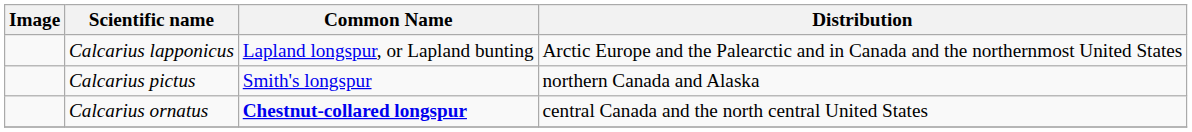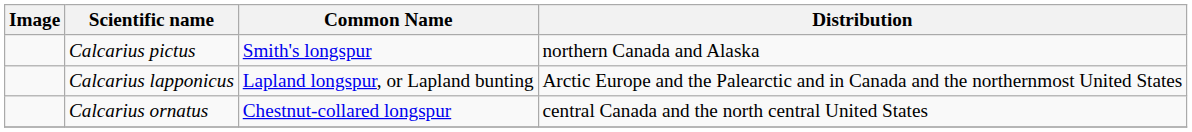rows swapped: (151, 50) <-> (132, 80)
(355, 111) bold -> (347, 111) normal
